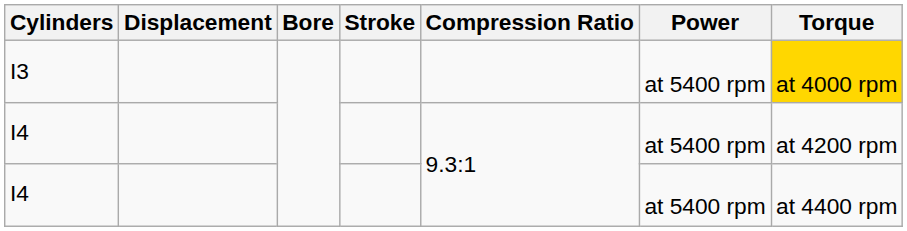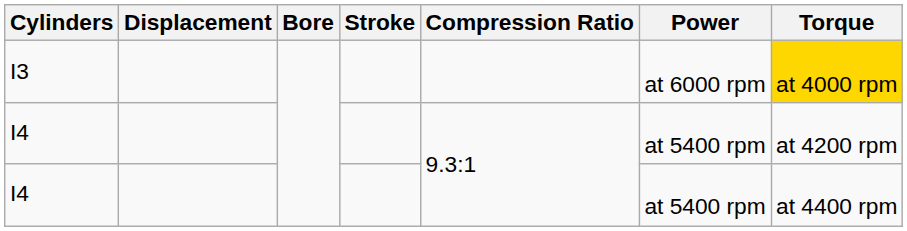(705, 84) at 5400 rpm -> (705, 84) at 6000 rpm
